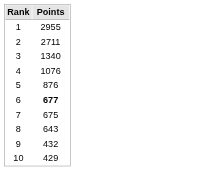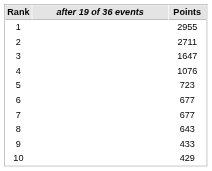+ column: (100, 12)
(51, 56) 1340 -> (187, 56) 1647
(51, 86) 876 -> (187, 86) 723
(51, 100) bold -> (187, 100) normal
(51, 115) 675 -> (187, 115) 677
(51, 144) 432 -> (187, 144) 433
